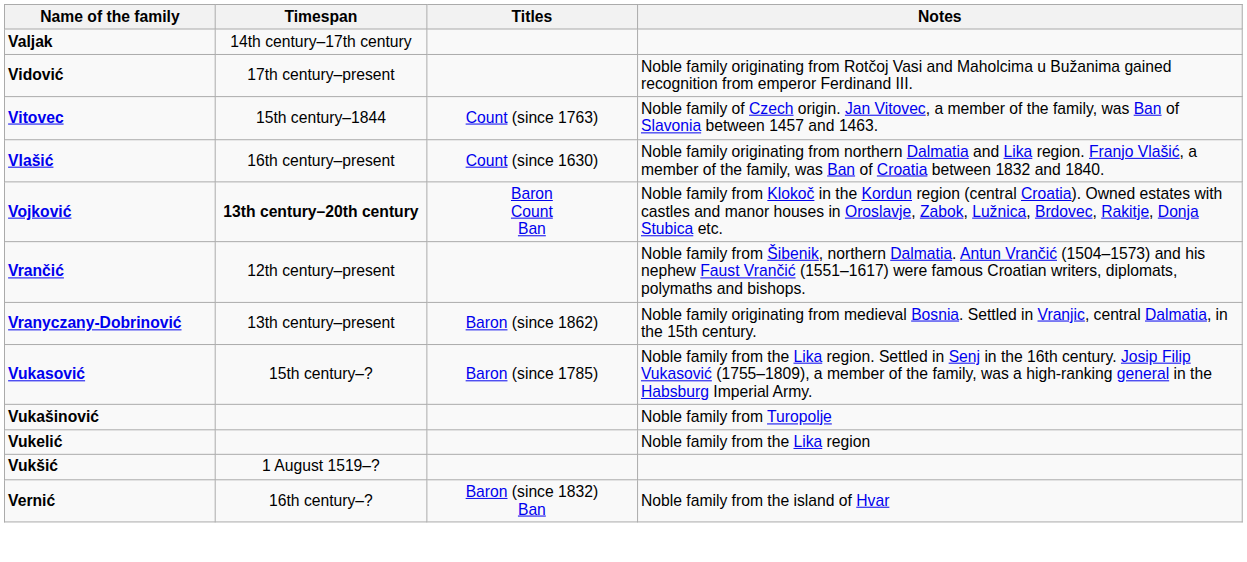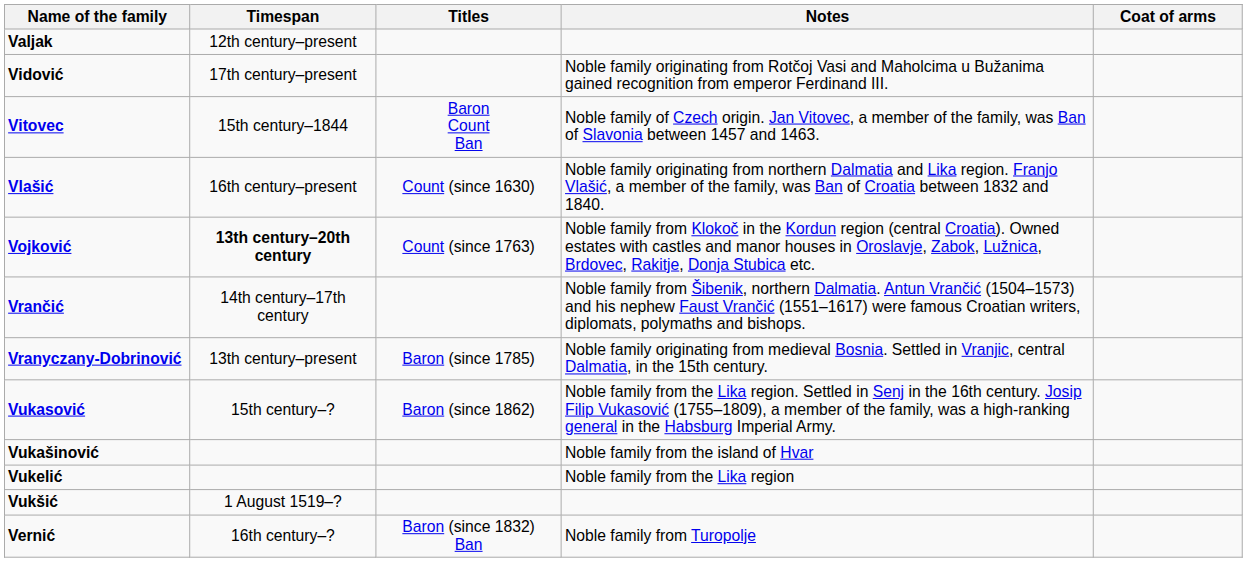+ column: (1168, 16)
(321, 41) 14th century–17th century -> (283, 41) 12th century–present
(532, 117) Count (since 1763) -> (469, 126) Baron Count Ban
(532, 211) Baron Count Ban -> (469, 247) Count (since 1763)
(321, 271) 12th century–present -> (283, 307) 14th century–17th century
(532, 323) Baron (since 1862) -> (469, 358) Baron (since 1785)
(532, 374) Baron (since 1785) -> (469, 409) Baron (since 1862)
(736, 417) Noble family from Turopolje -> (689, 452) Noble family from the island of Hvar
(765, 500) Noble family from the island of Hvar -> (660, 535) Noble family from Turopolje
